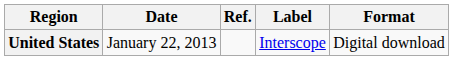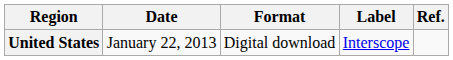columns swapped: (389, 17) <-> (238, 17)
